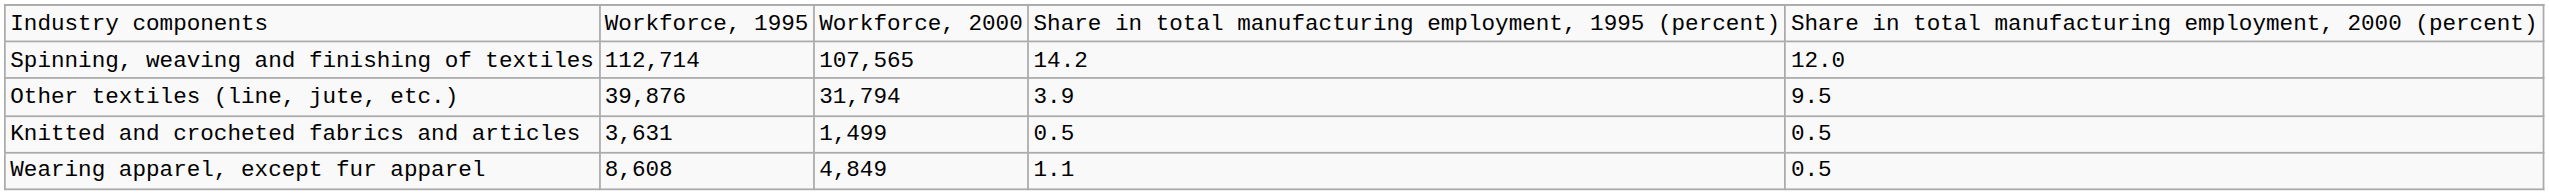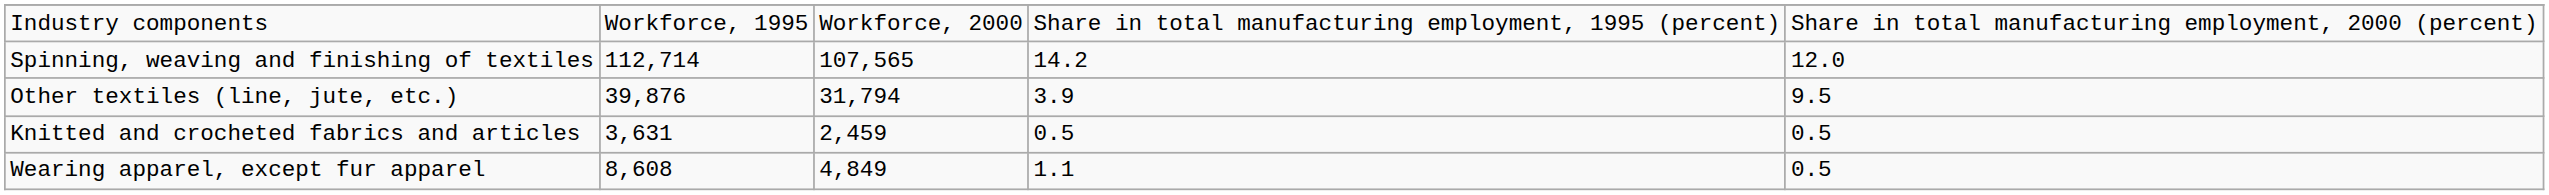(853, 134) 1,499 -> (853, 134) 2,459
